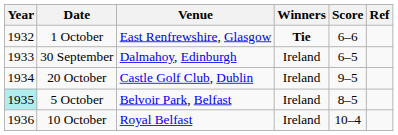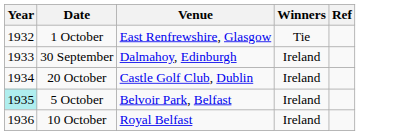- column: (348, 15)
(302, 36) bold -> (302, 36) normal
